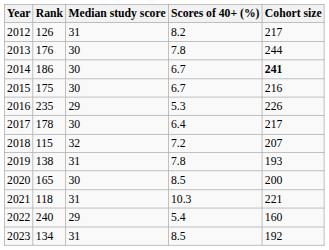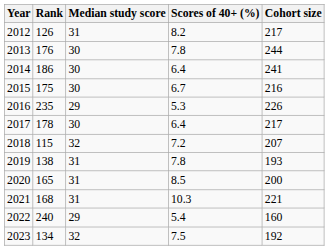(178, 69) 6.7 -> (178, 69) 6.4
(274, 69) bold -> (274, 69) normal
(74, 180) 30 -> (74, 180) 31
(44, 198) 118 -> (45, 198) 168
(74, 236) 31 -> (74, 236) 32
(178, 236) 8.5 -> (178, 236) 7.5
